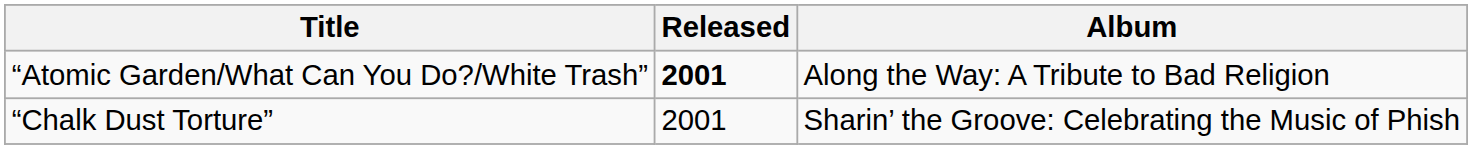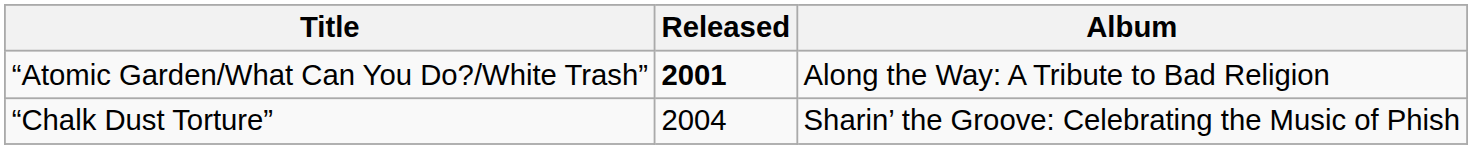(694, 120) 2001 -> (694, 120) 2004
